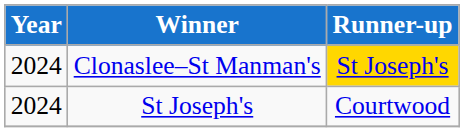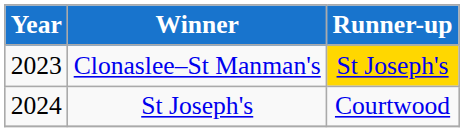(36, 65) 2024 -> (36, 65) 2023
